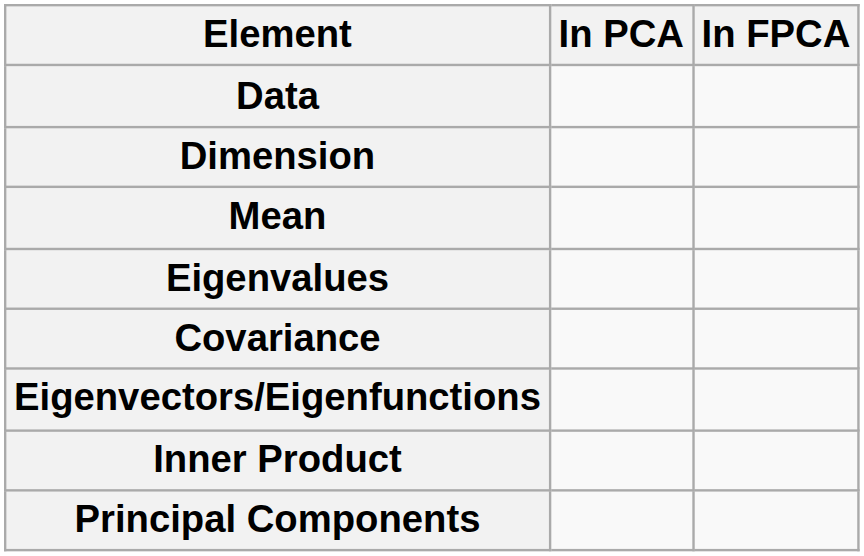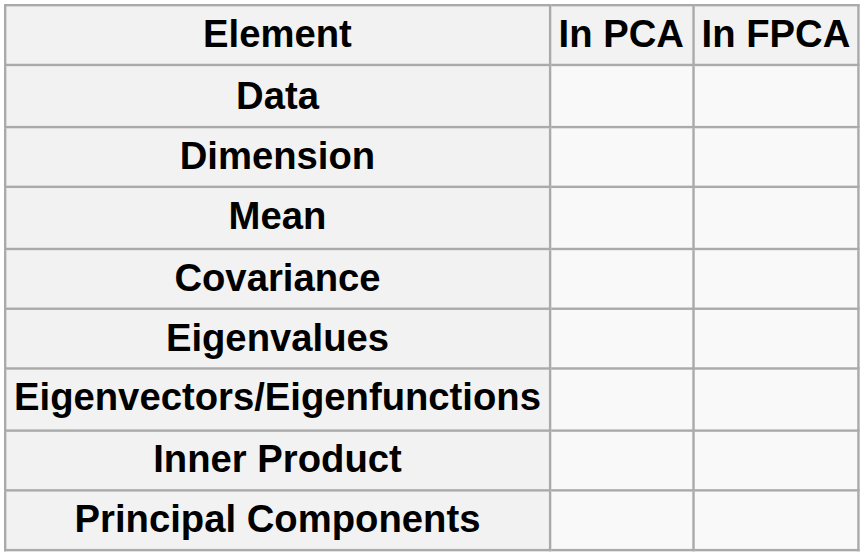rows swapped: (277, 338) <-> (277, 277)
